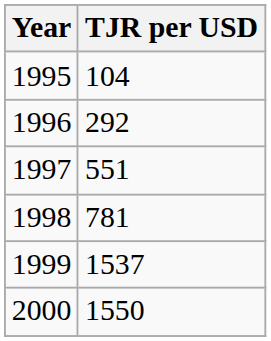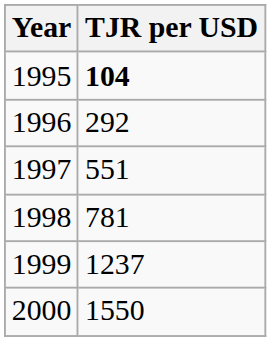(107, 75) normal -> (107, 75) bold
(115, 264) 1537 -> (115, 264) 1237
